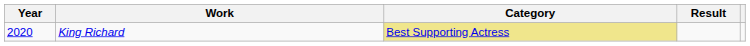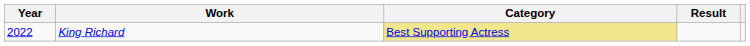(20, 31) 2020 -> (20, 31) 2022
